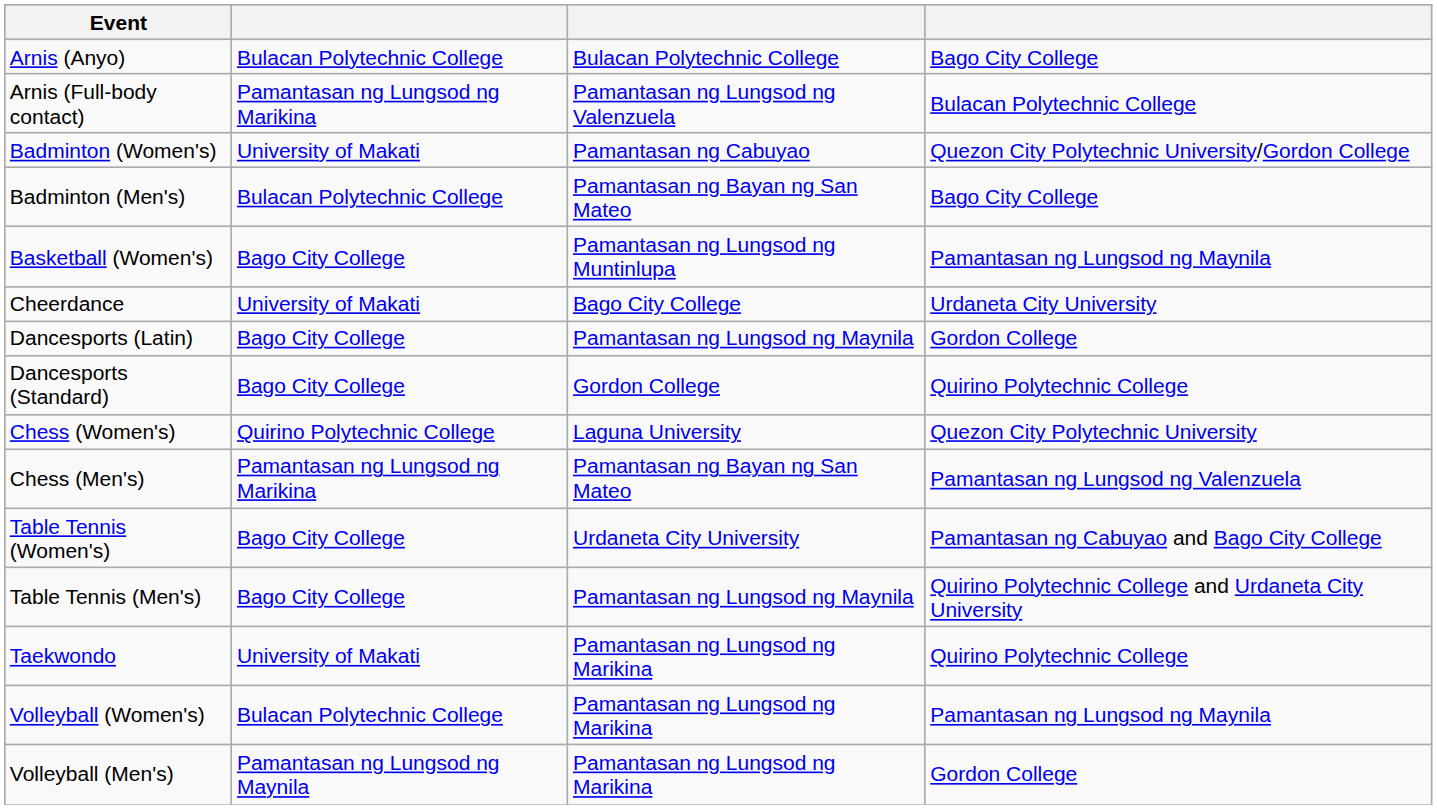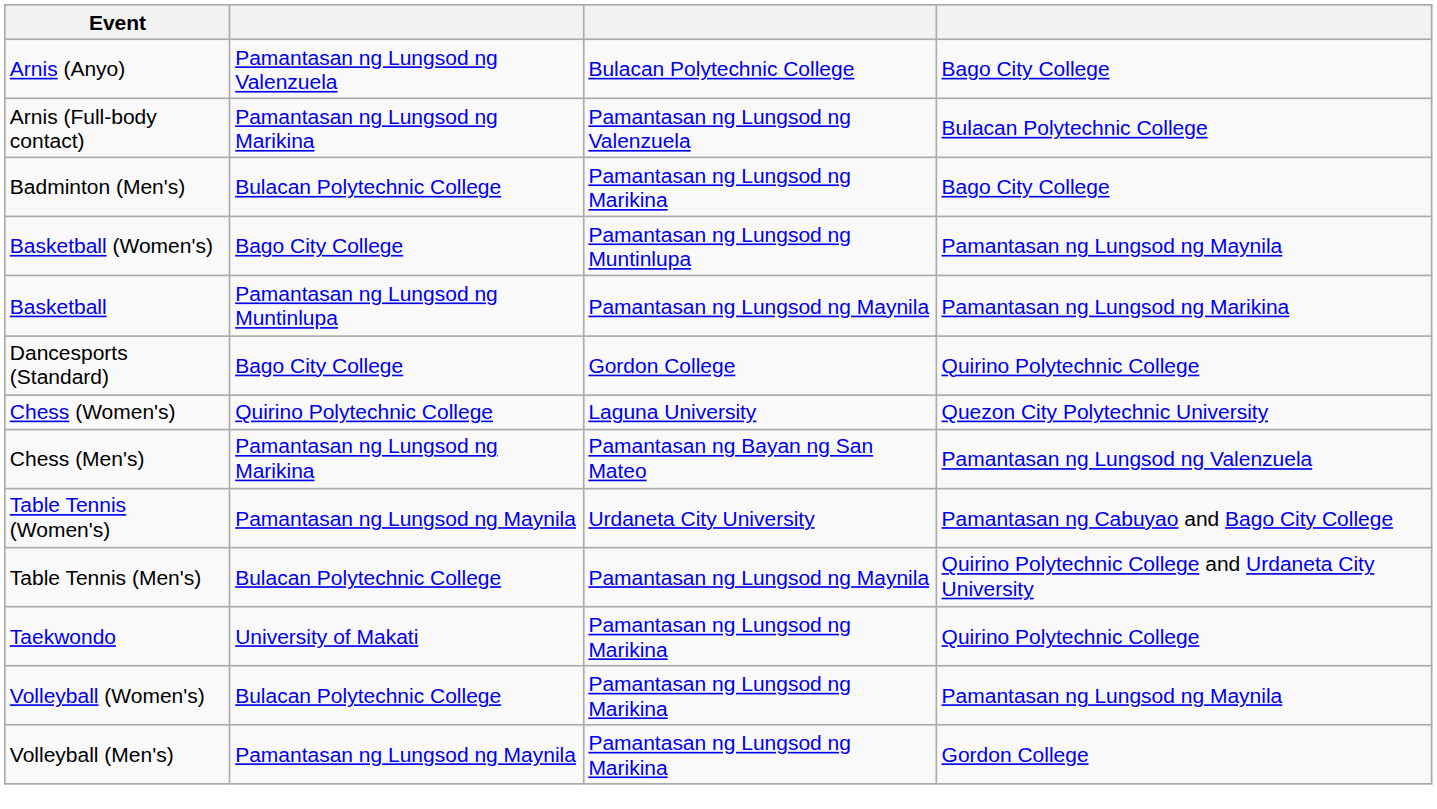(370, 57) Bulacan Polytechnic College -> (366, 69) Pamantasan ng Lungsod ng Valenzuela
- row: (113, 150)
(715, 197) Pamantasan ng Bayan ng San Mateo -> (720, 187) Pamantasan ng Lungsod ng Marikina
+ row: (58, 306)
- row: (67, 303)
- row: (101, 338)
(321, 538) Bago City College -> (406, 518) Pamantasan ng Lungsod ng Maynila
(321, 597) Bago City College -> (368, 577) Bulacan Polytechnic College
